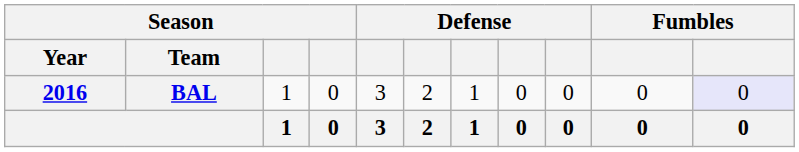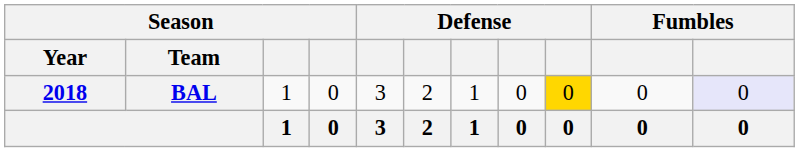(65, 92) 2016 -> (65, 92) 2018
(568, 92) no background -> (568, 92) gold background
